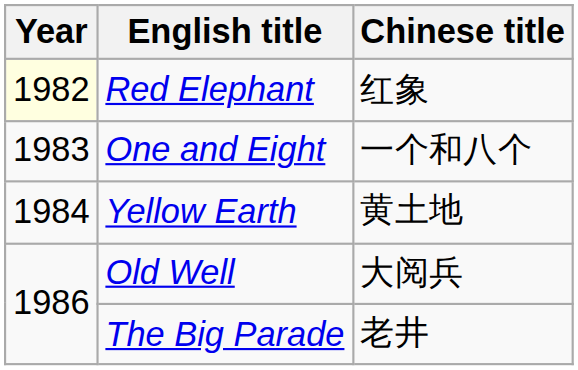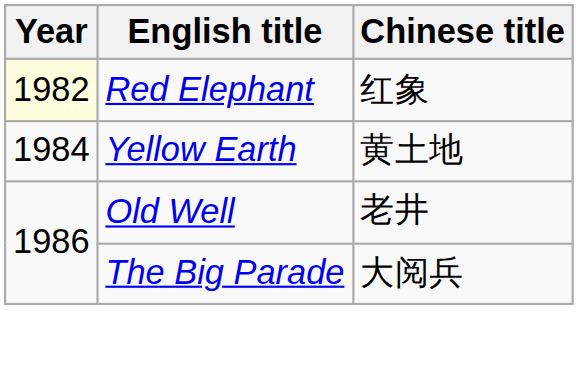- row: (215, 150)
(412, 271) 大阅兵 -> (395, 210) 老井
(395, 332) 老井 -> (412, 271) 大阅兵
